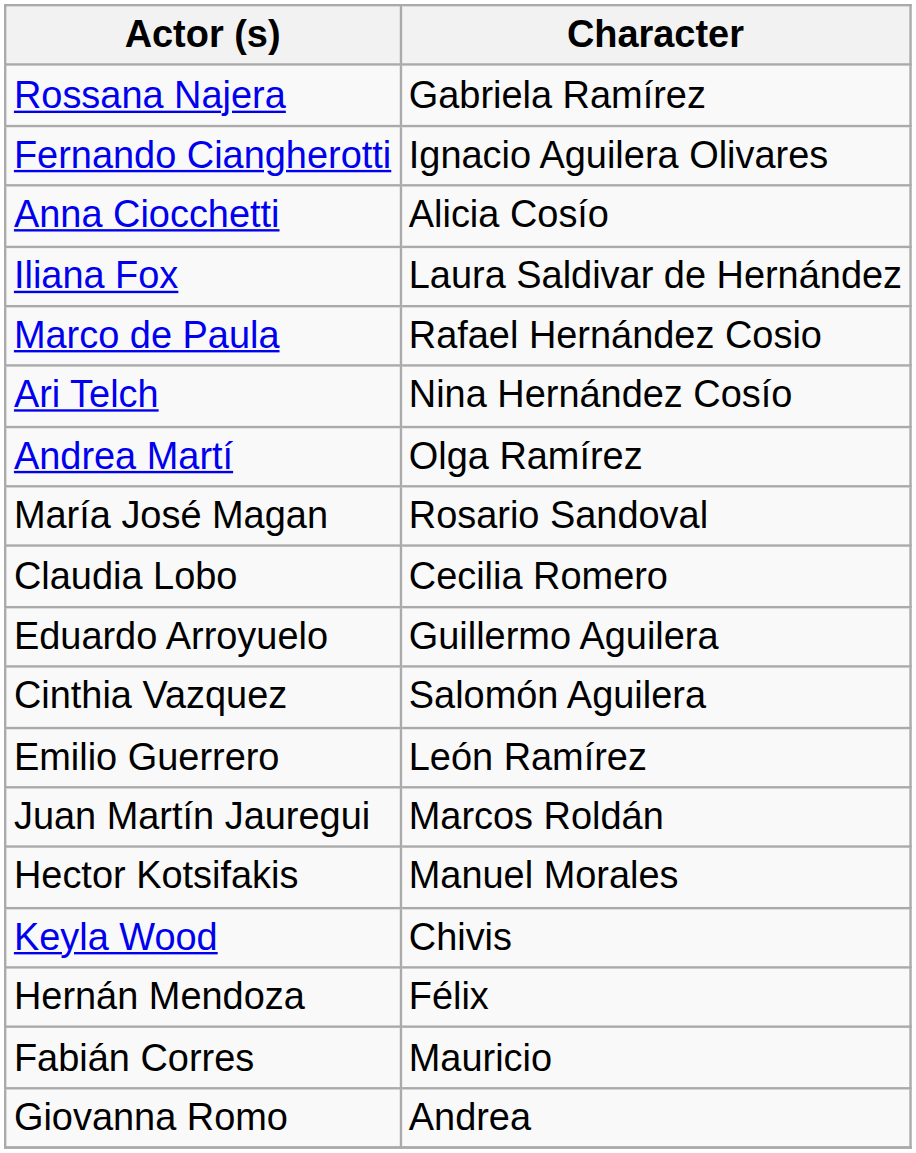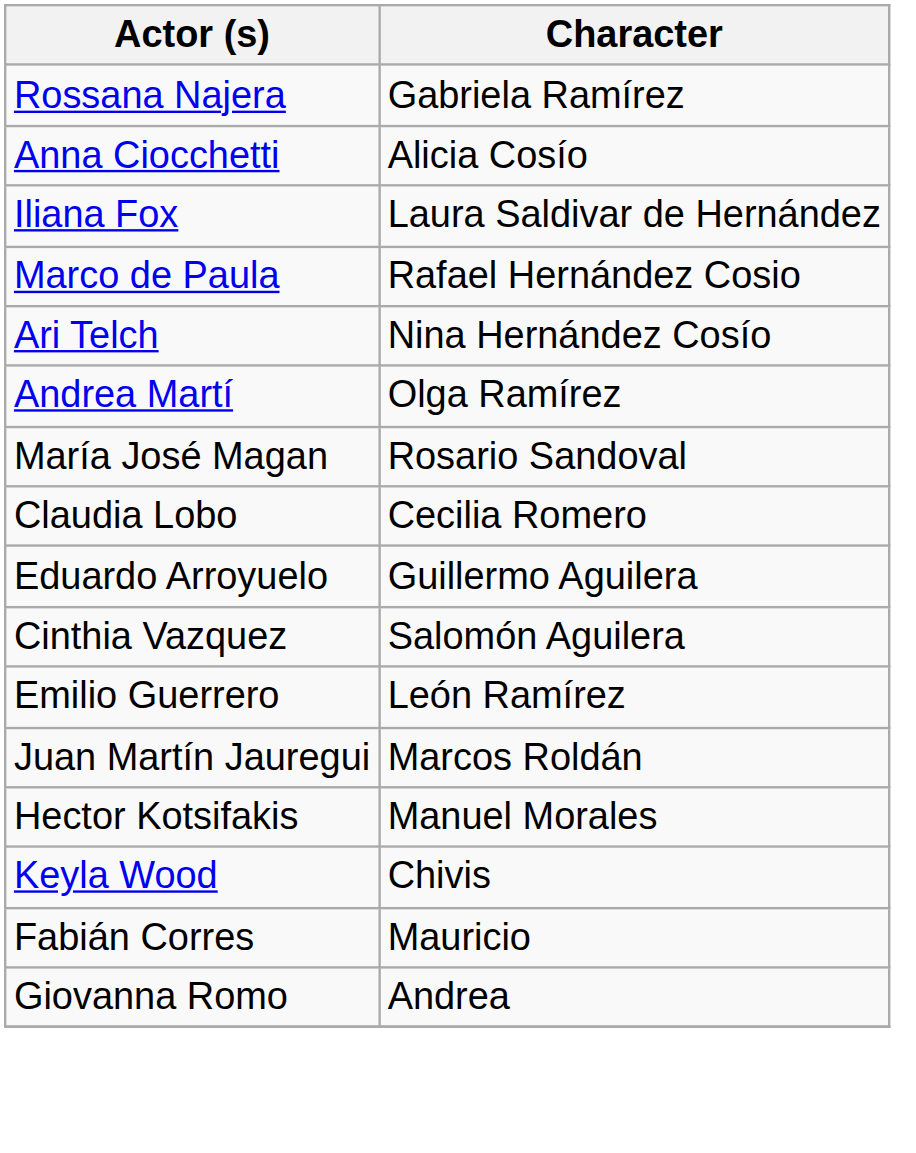- row: (203, 154)
- row: (159, 996)
